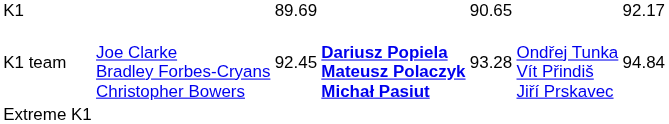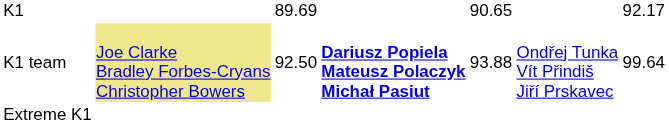(183, 72) no background -> (183, 72) khaki background
(296, 62) 92.45 -> (296, 62) 92.50
(491, 62) 93.28 -> (491, 62) 93.88
(644, 62) 94.84 -> (644, 62) 99.64
